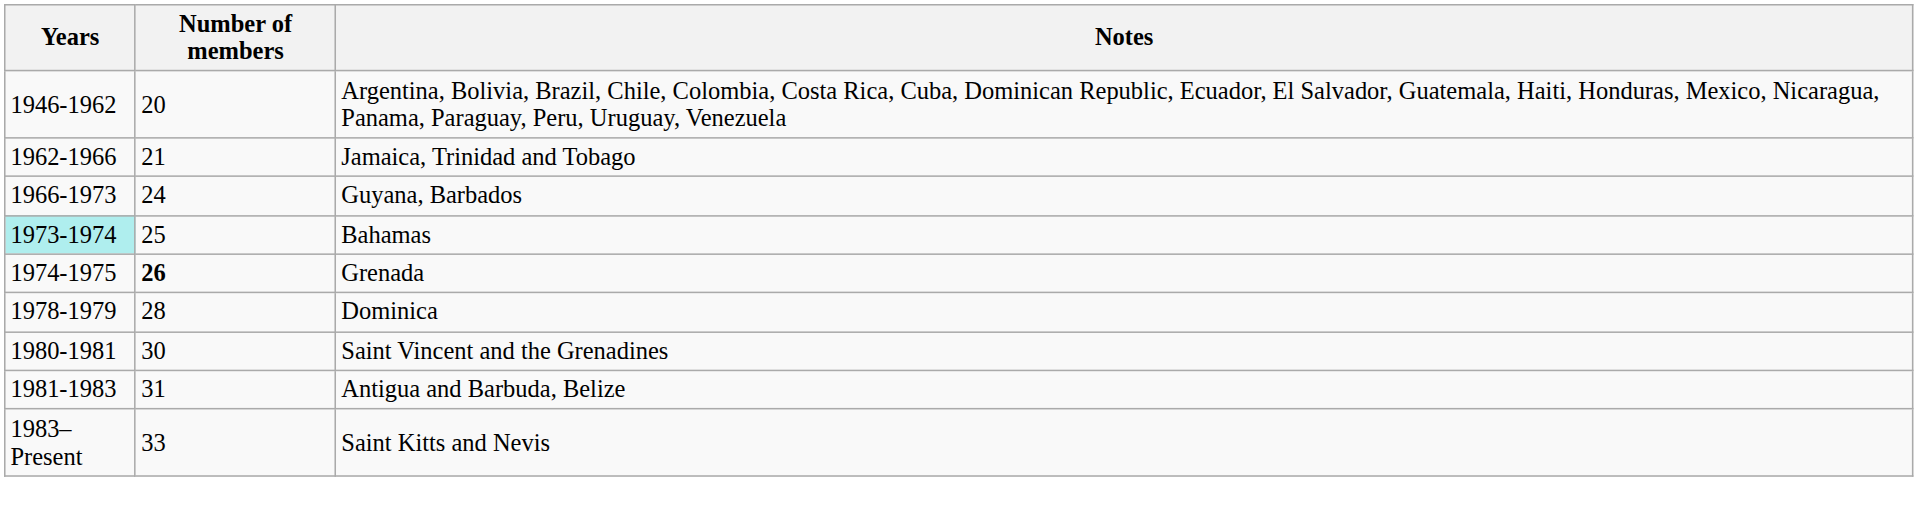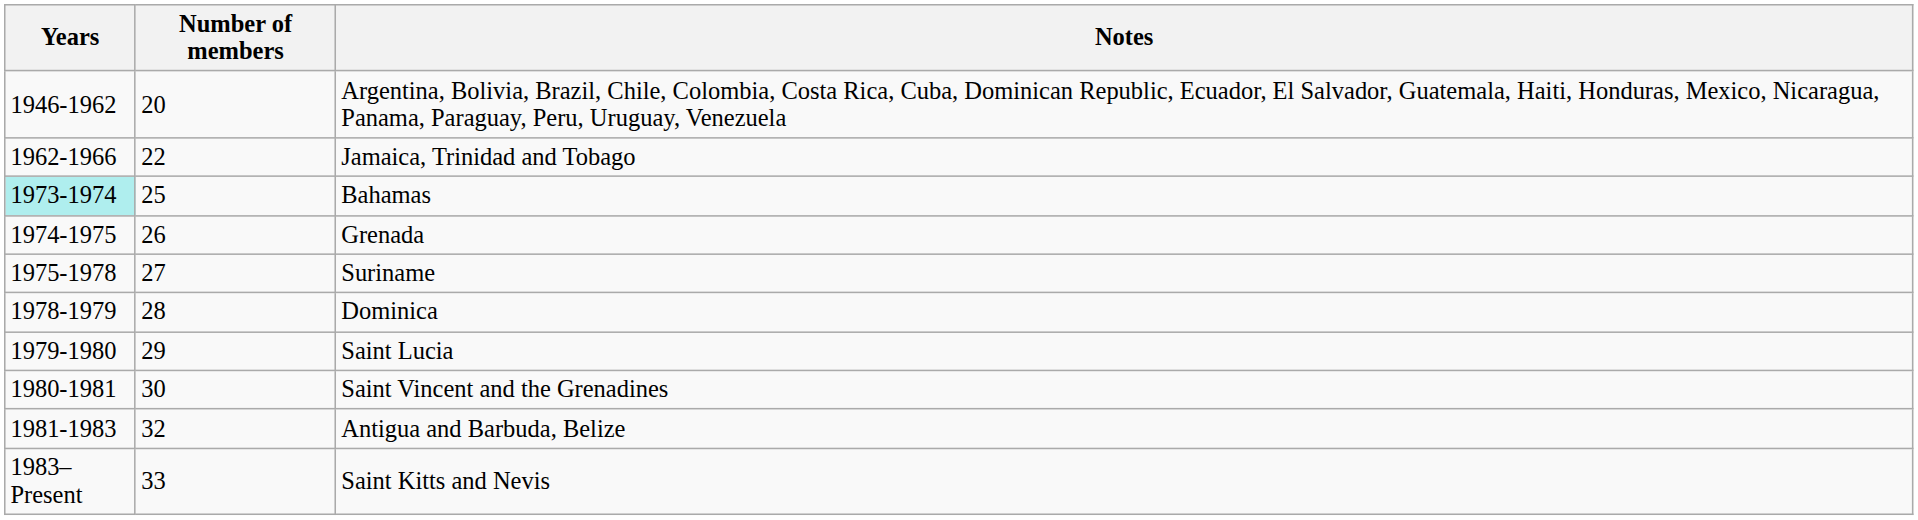(153, 156) 21 -> (153, 156) 22
- row: (432, 195)
(153, 273) bold -> (153, 234) normal
+ row: (388, 273)
+ row: (397, 350)
(153, 389) 31 -> (153, 428) 32
